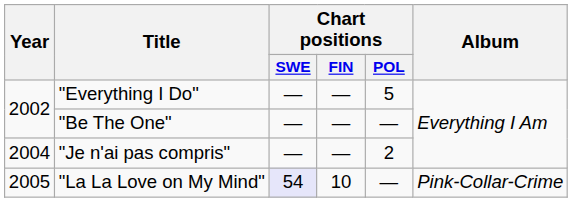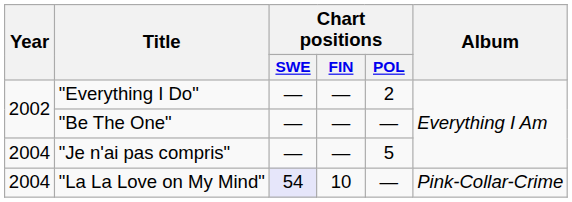(389, 94) 5 -> (389, 94) 2
(389, 153) 2 -> (389, 153) 5
(30, 182) 2005 -> (30, 182) 2004
